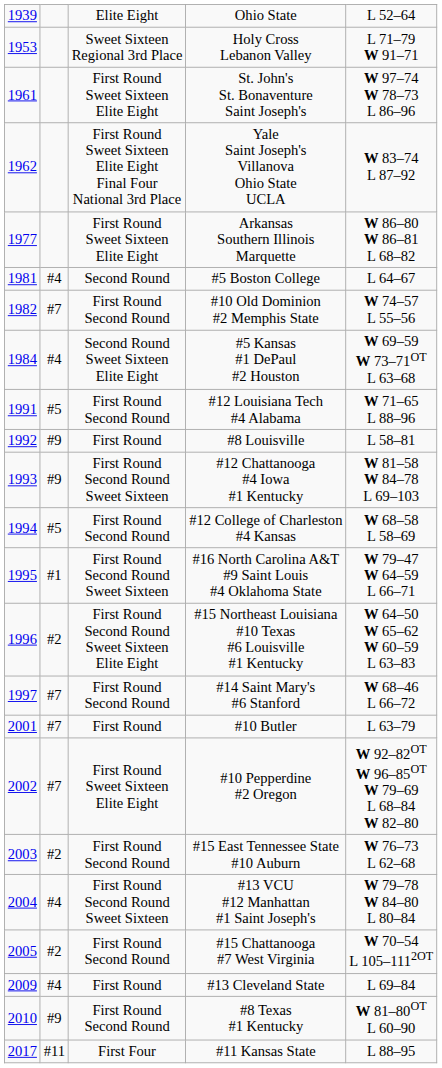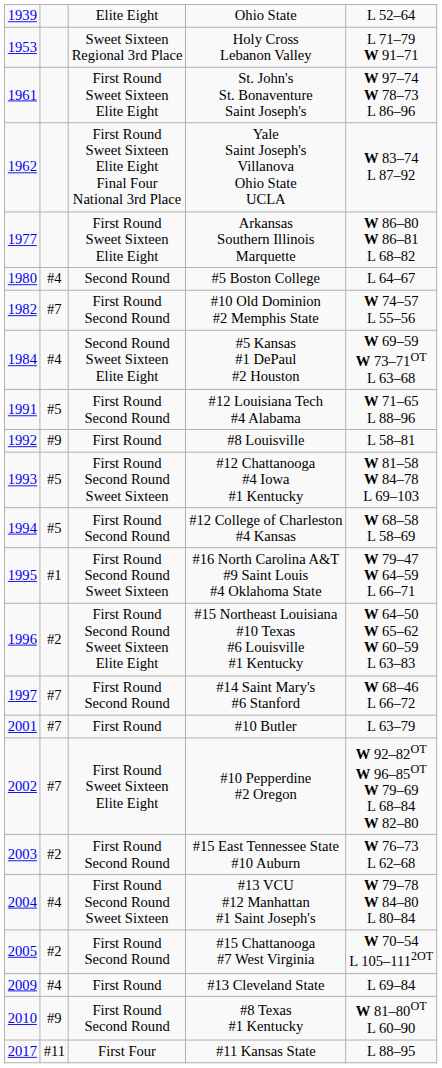(22, 278) 1981 -> (22, 278) 1980
(54, 480) #9 -> (54, 480) #5
